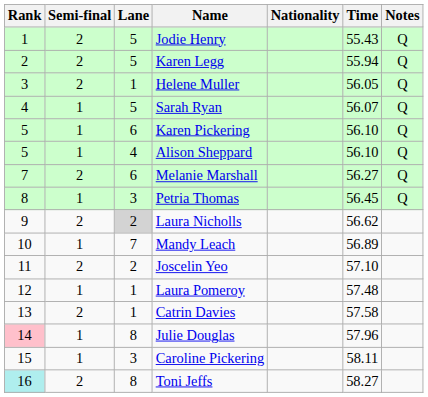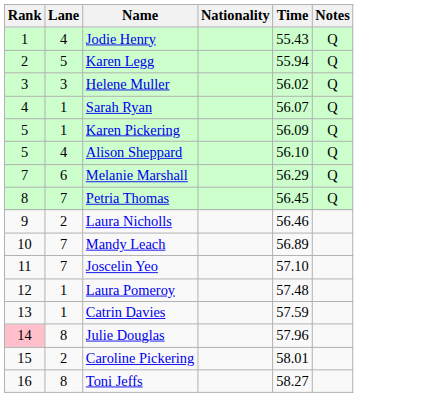- column: (80, 15)
(133, 38) 5 -> (64, 38) 4
(133, 84) 1 -> (64, 84) 3
(362, 84) 56.05 -> (293, 84) 56.02
(133, 107) 5 -> (64, 107) 1
(133, 130) 6 -> (64, 130) 1
(362, 130) 56.10 -> (293, 130) 56.09
(362, 175) 56.27 -> (293, 175) 56.29
(133, 198) 3 -> (64, 198) 7
(133, 221) lightgrey background -> (64, 221) no background
(362, 221) 56.62 -> (293, 221) 56.46
(133, 267) 2 -> (64, 267) 7
(362, 312) 57.58 -> (293, 312) 57.59
(133, 358) 3 -> (64, 358) 2
(362, 358) 58.11 -> (293, 358) 58.01
(25, 381) paleturquoise background -> (25, 381) no background
